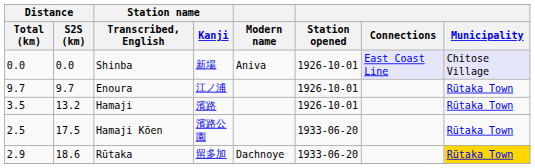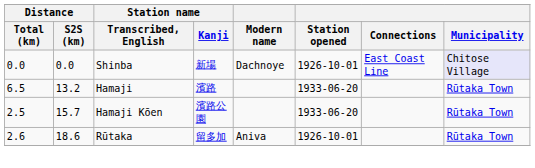(251, 64) Aniva -> (260, 64) Dachnoye
(394, 64) lavender background -> (394, 64) no background
- row: (114, 88)
(16, 106) 3.5 -> (16, 88) 6.5
(328, 106) 1926-10-01 -> (328, 88) 1933-06-20
(68, 130) 17.5 -> (68, 112) 15.7
(16, 154) 2.9 -> (16, 136) 2.6
(260, 154) Dachnoye -> (251, 136) Aniva
(328, 154) 1933-06-20 -> (328, 136) 1926-10-01
(480, 154) gold background -> (480, 136) no background
